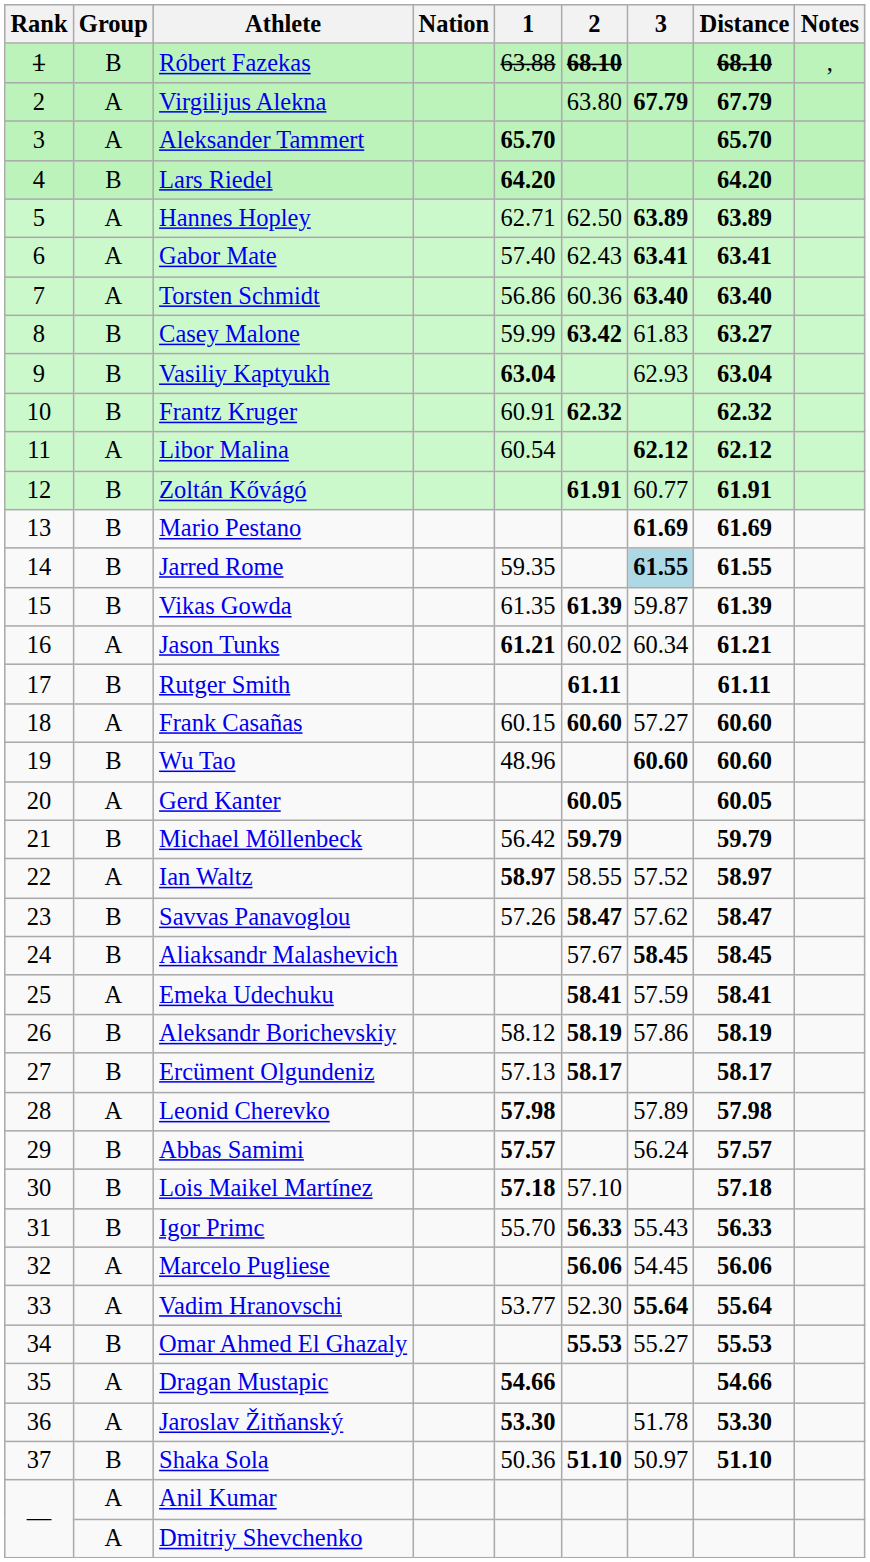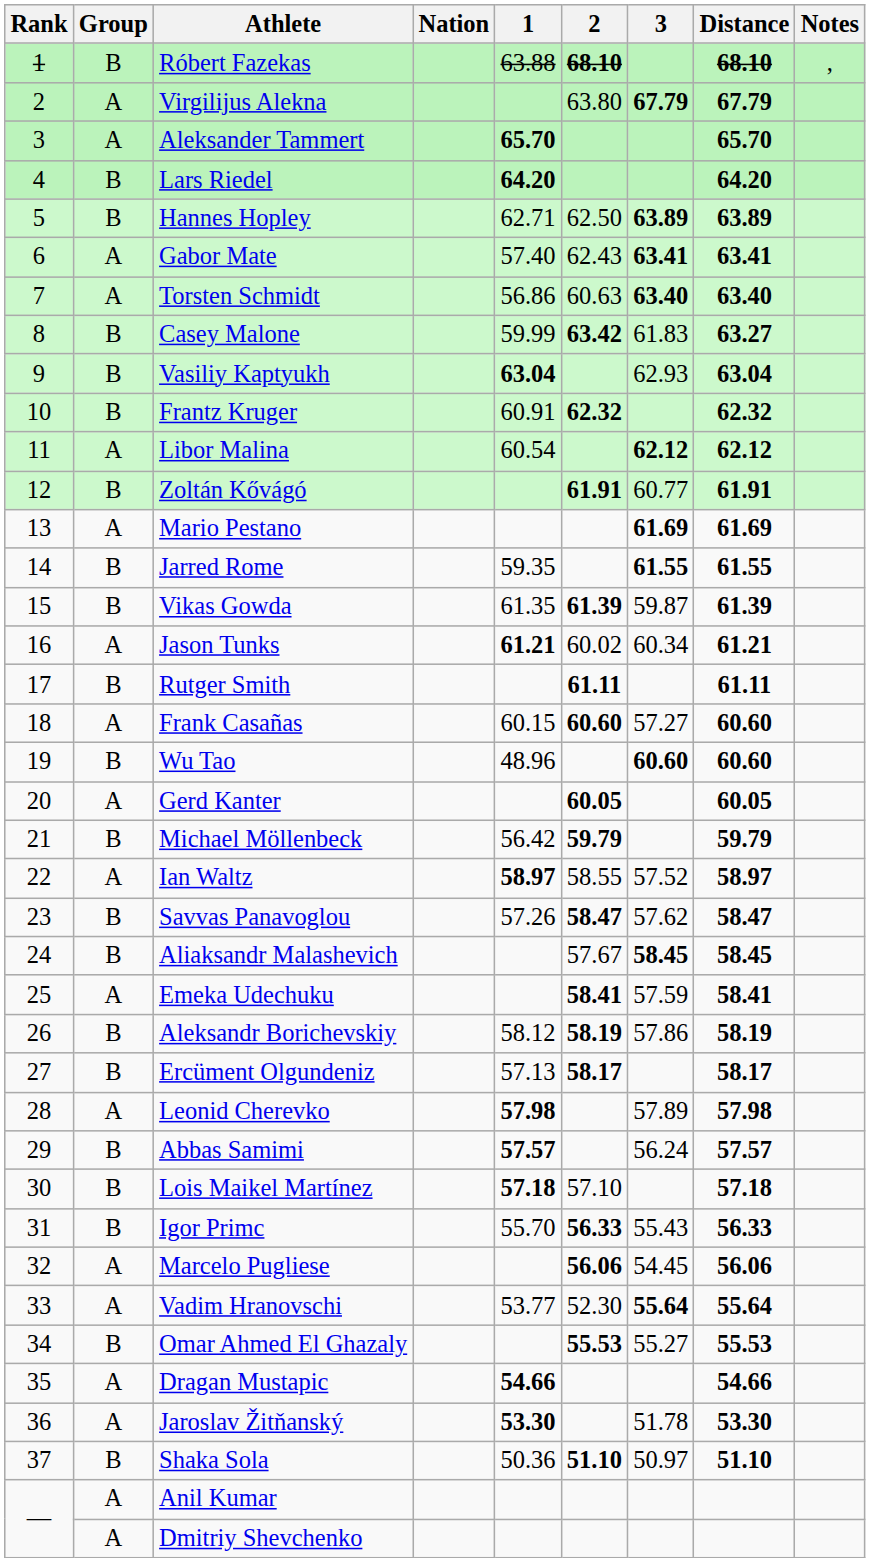(113, 218) A -> (113, 218) B
(594, 295) 60.36 -> (594, 295) 60.63
(113, 528) B -> (113, 528) A
(661, 567) lightblue background -> (661, 567) no background
